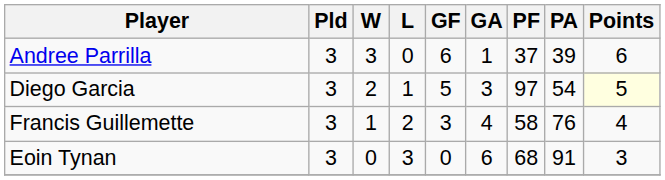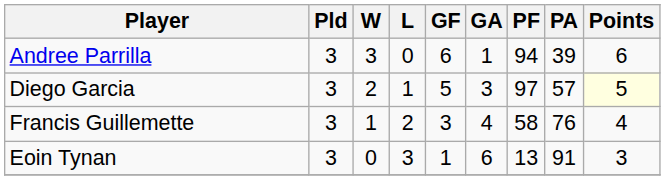(526, 55) 37 -> (526, 55) 94
(564, 89) 54 -> (564, 89) 57
(446, 157) 0 -> (446, 157) 1
(526, 157) 68 -> (526, 157) 13
